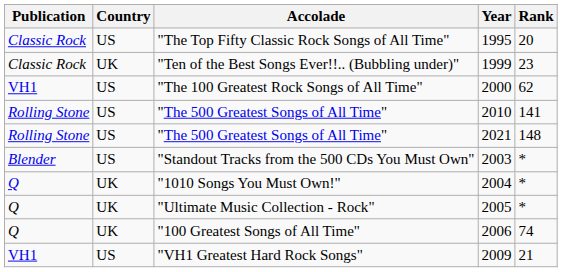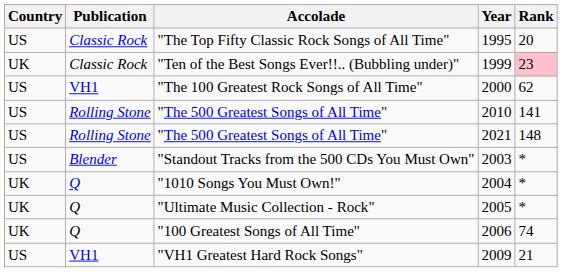columns swapped: (49, 16) <-> (123, 16)
(526, 64) no background -> (526, 64) pink background
